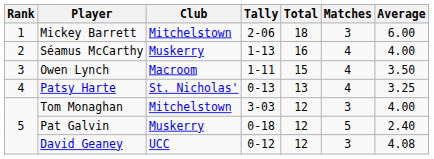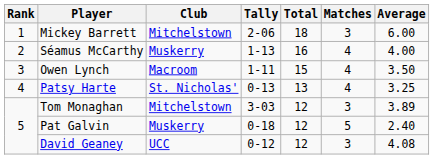(401, 107) 4.00 -> (401, 107) 3.89
